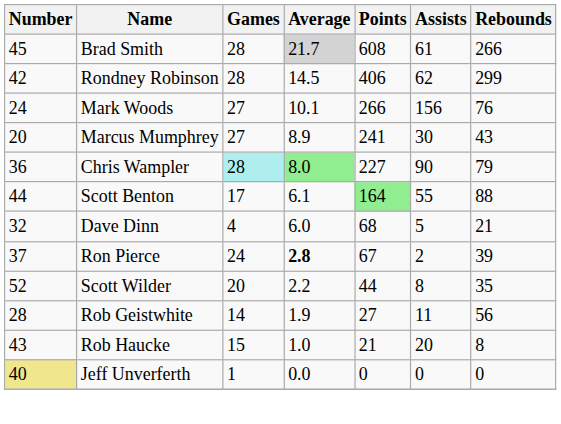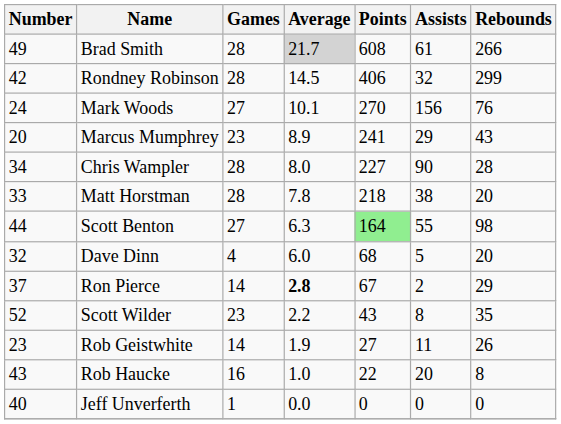(18, 49) 45 -> (18, 49) 49
(424, 78) 62 -> (424, 78) 32
(372, 108) 266 -> (372, 108) 270
(236, 137) 27 -> (236, 137) 23
(424, 137) 30 -> (424, 137) 29
(18, 167) 36 -> (18, 167) 34
(236, 167) paleturquoise background -> (236, 167) no background
(299, 167) lightgreen background -> (299, 167) no background
(484, 167) 79 -> (484, 167) 28
+ row: (135, 196)
(236, 196) 17 -> (236, 226) 27
(299, 196) 6.1 -> (299, 226) 6.3
(484, 196) 88 -> (484, 226) 98
(484, 226) 21 -> (484, 256) 20
(236, 256) 24 -> (236, 285) 14
(484, 256) 39 -> (484, 285) 29
(236, 285) 20 -> (236, 315) 23
(368, 285) 44 -> (368, 315) 43
(18, 315) 28 -> (18, 344) 23
(484, 315) 56 -> (484, 344) 26
(236, 344) 15 -> (236, 374) 16
(368, 344) 21 -> (368, 374) 22
(18, 374) khaki background -> (18, 403) no background
